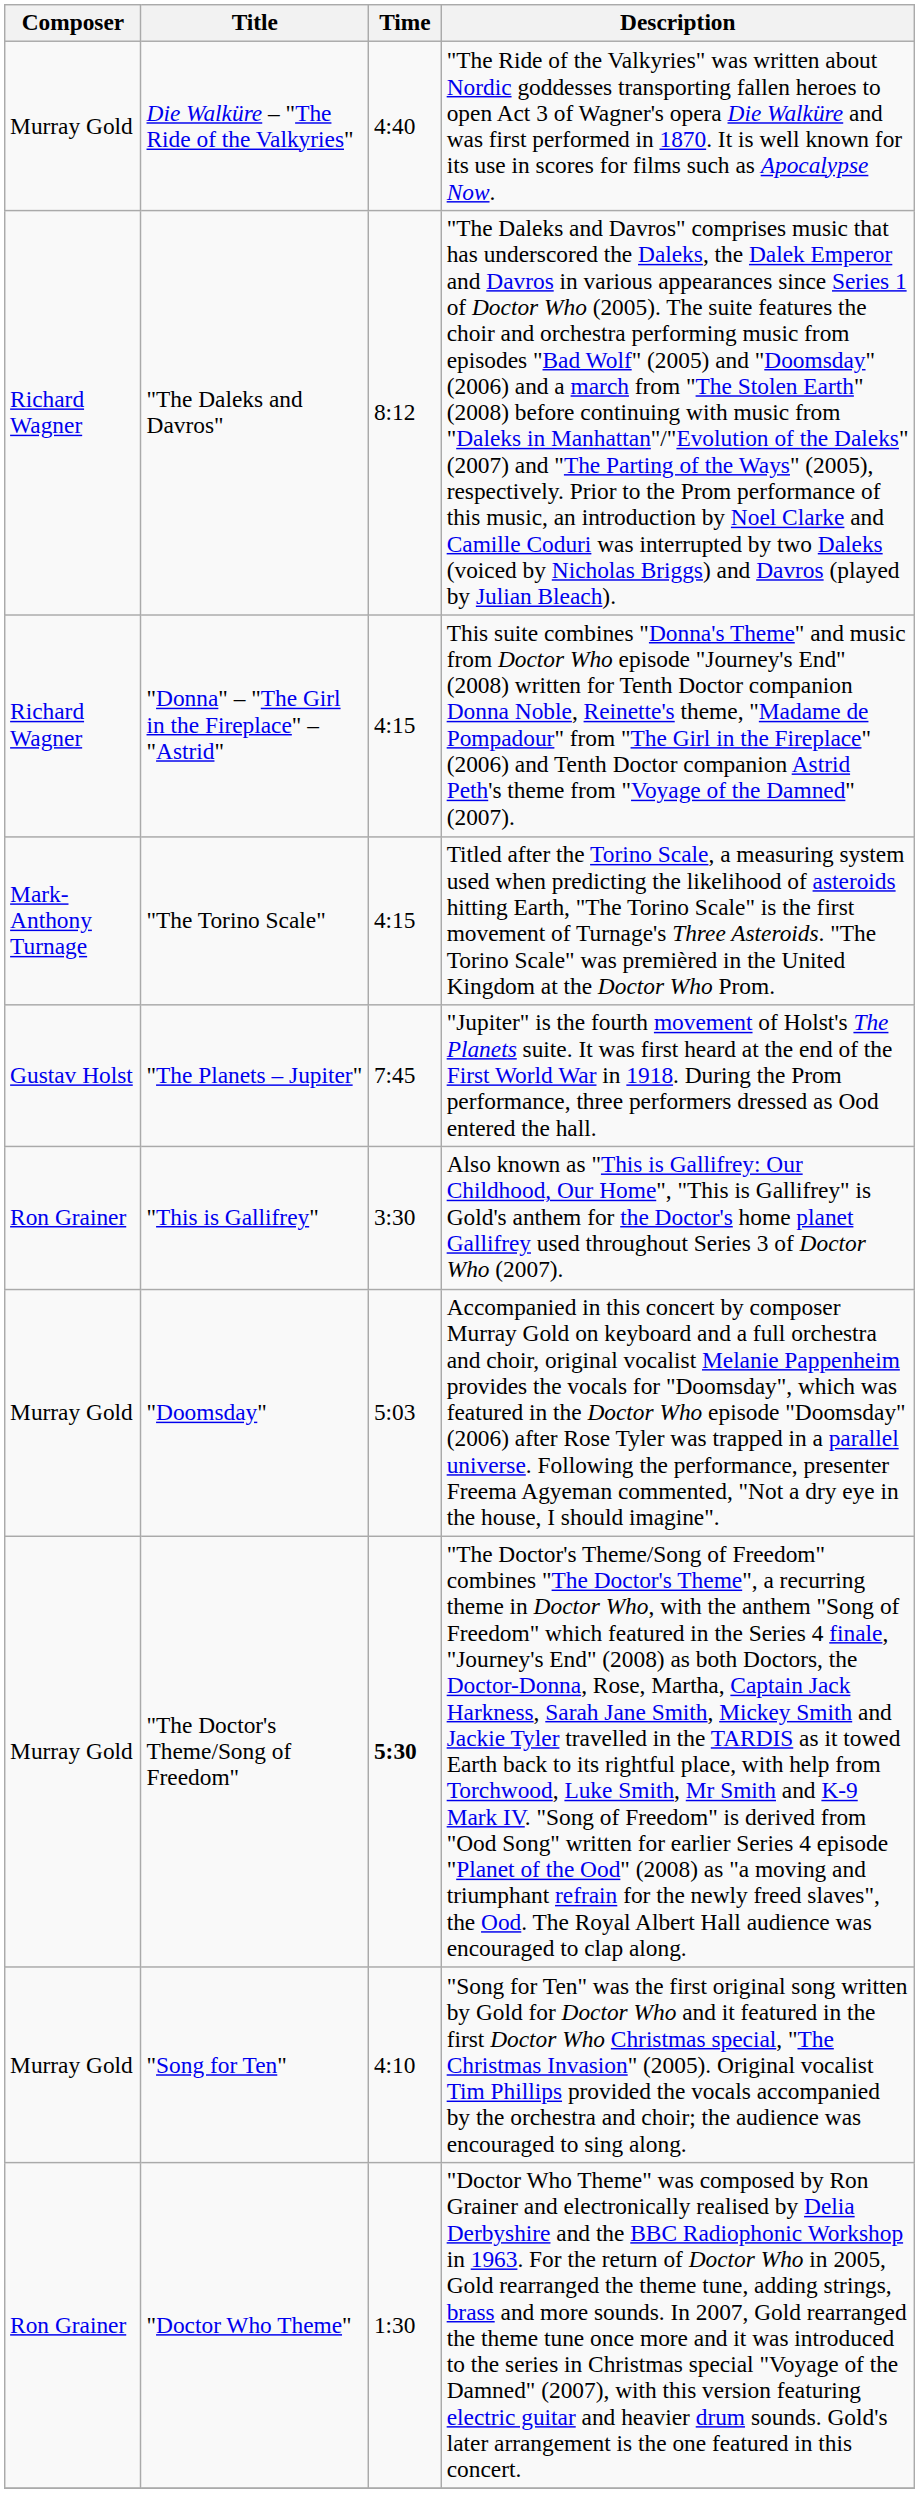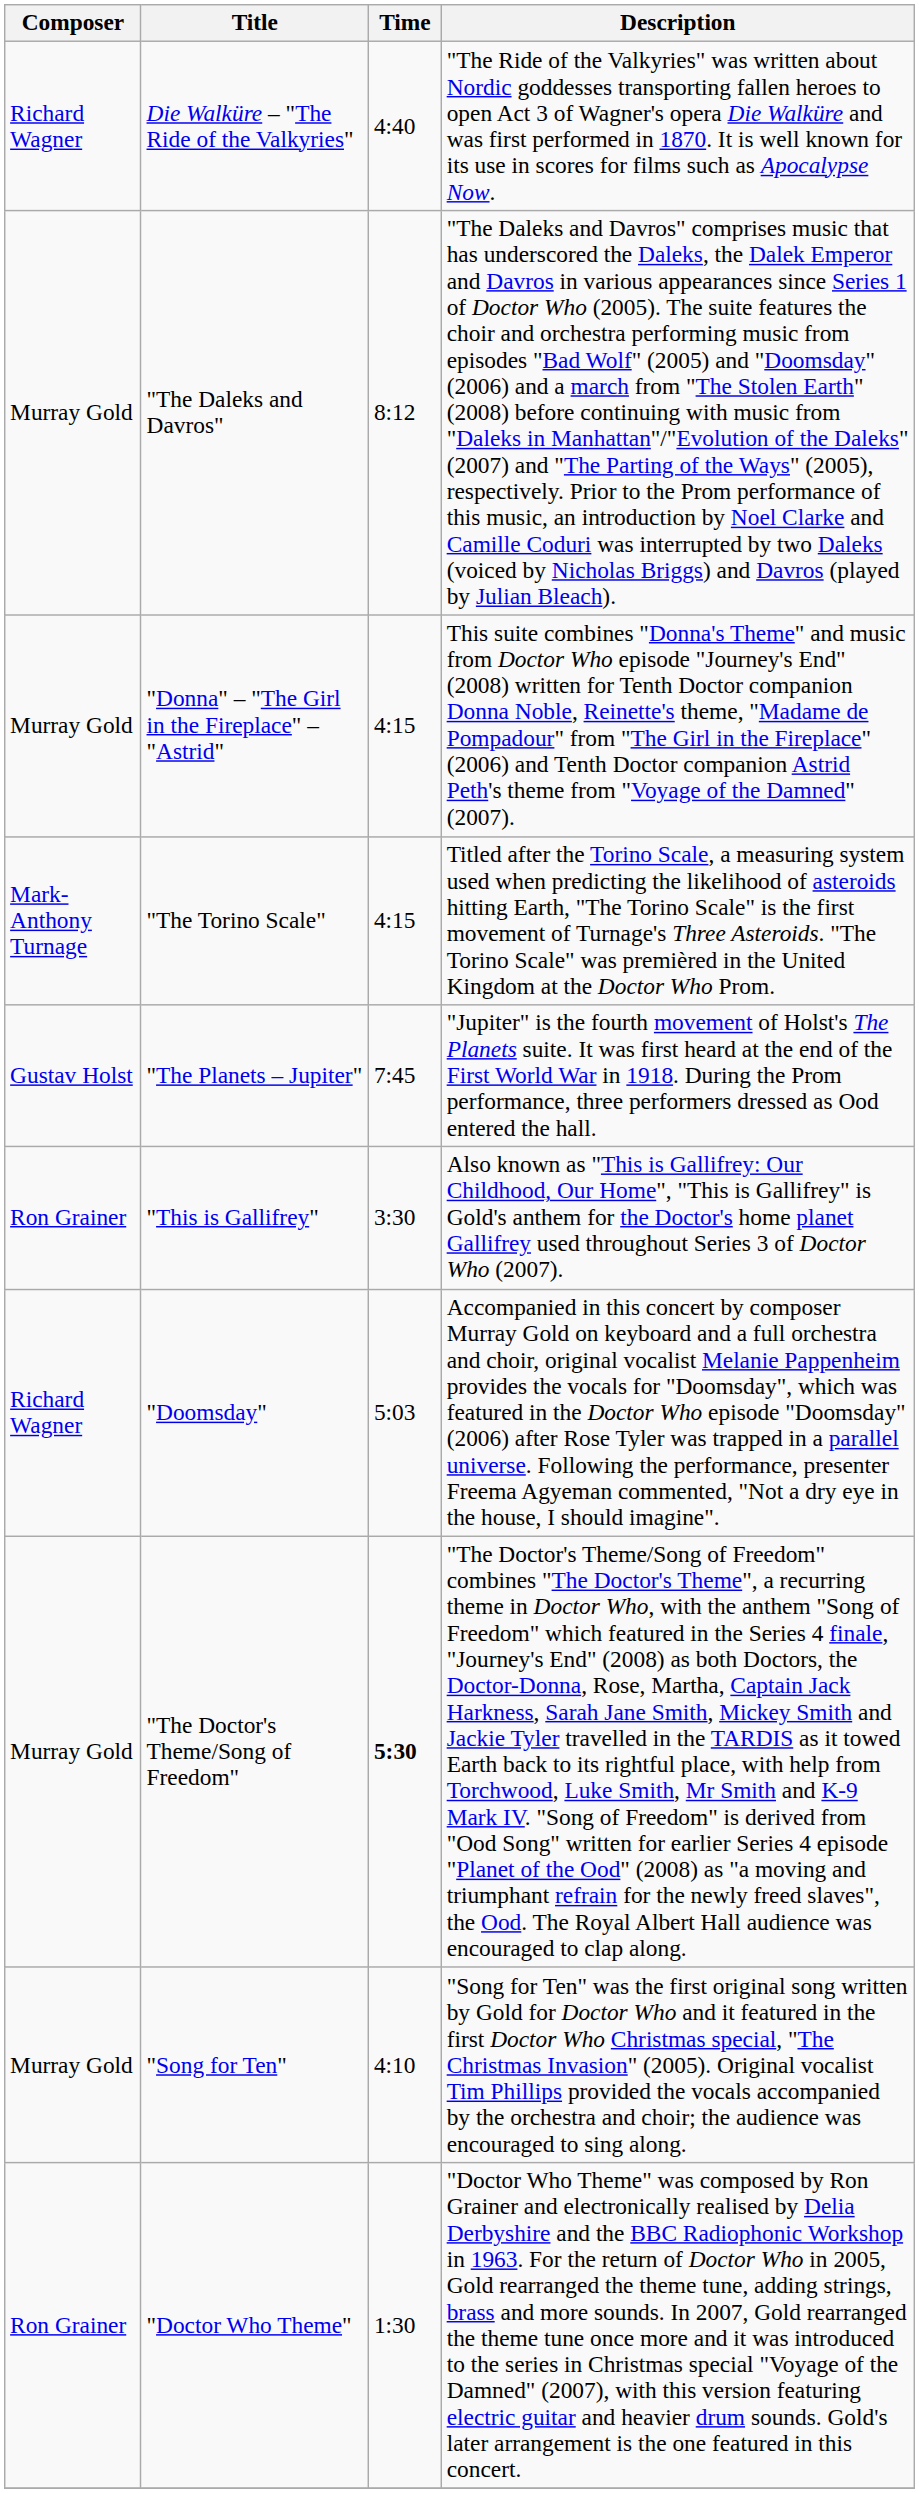(71, 125) Murray Gold -> (47, 125) Richard Wagner
(47, 412) Richard Wagner -> (71, 412) Murray Gold
(47, 725) Richard Wagner -> (71, 725) Murray Gold
(71, 1412) Murray Gold -> (47, 1412) Richard Wagner
